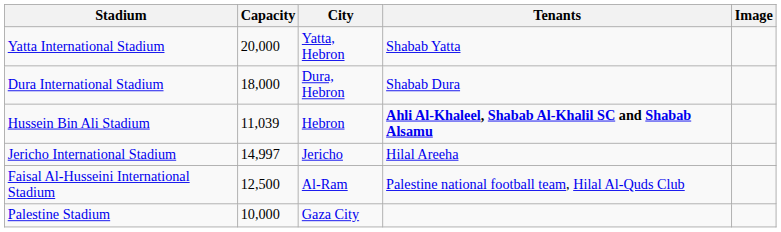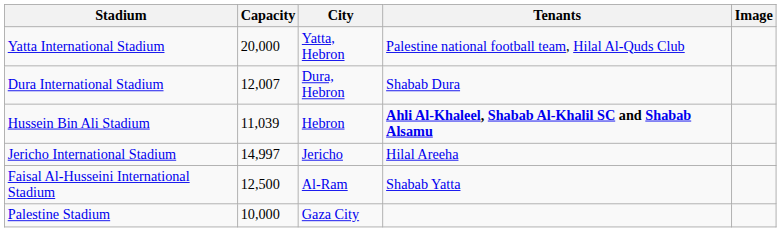(423, 46) Shabab Yatta -> (535, 46) Palestine national football team, Hilal Al-Quds Club
(260, 84) 18,000 -> (260, 84) 12,007
(535, 184) Palestine national football team, Hilal Al-Quds Club -> (423, 184) Shabab Yatta
